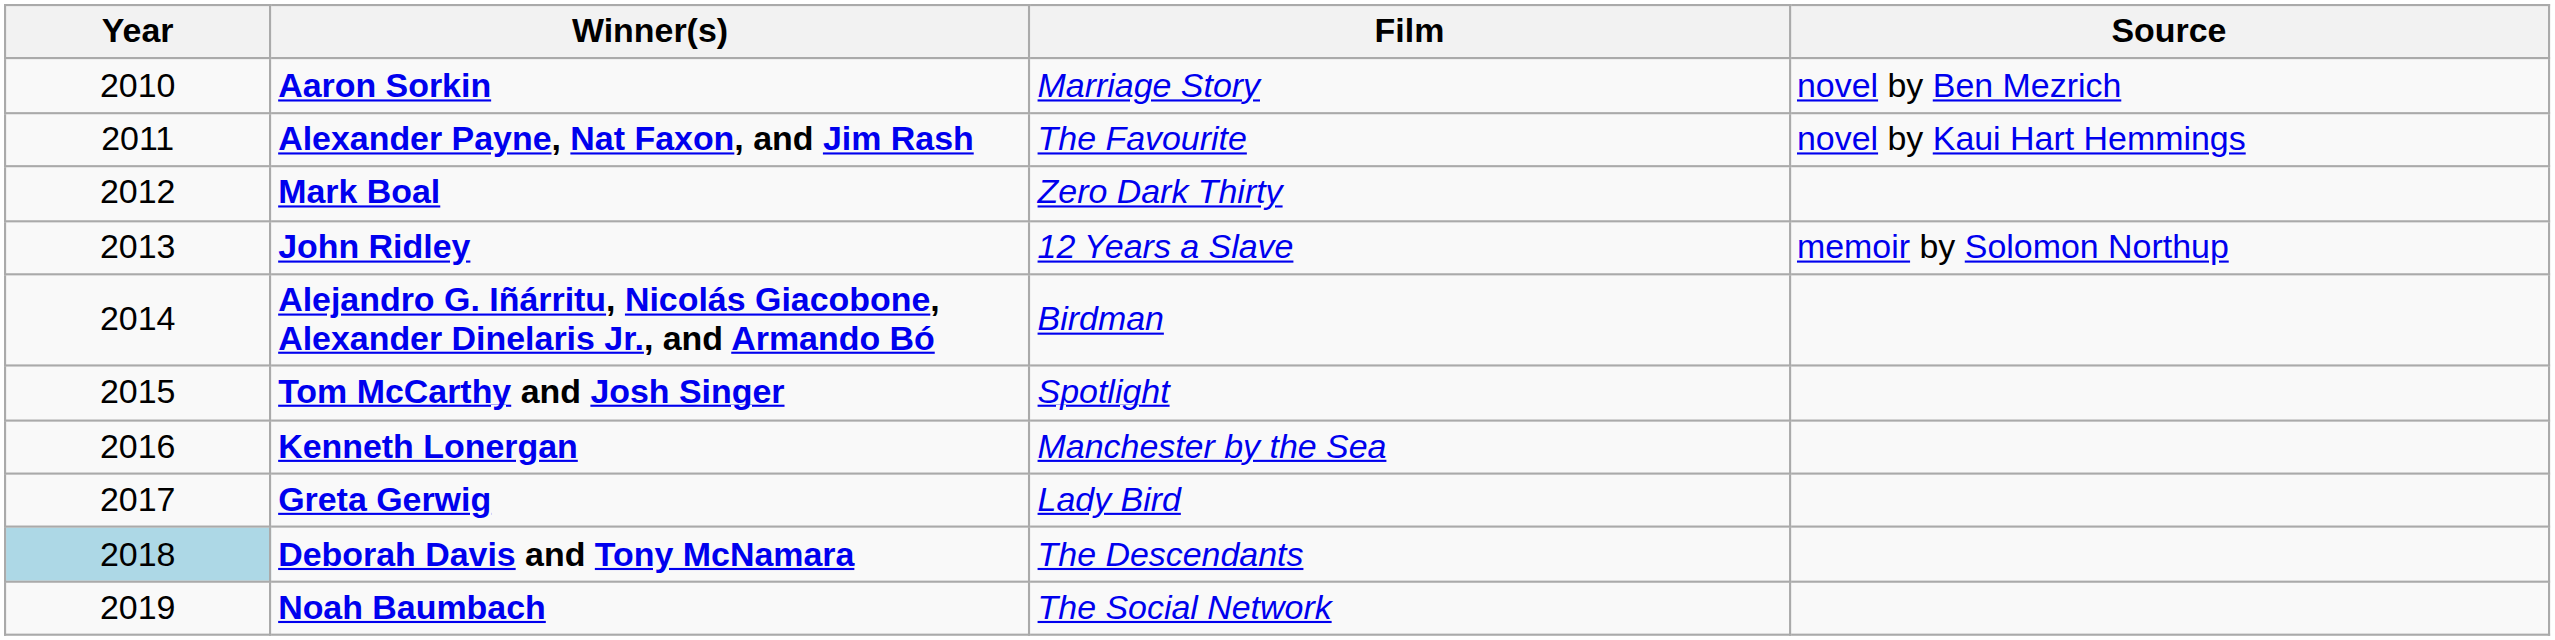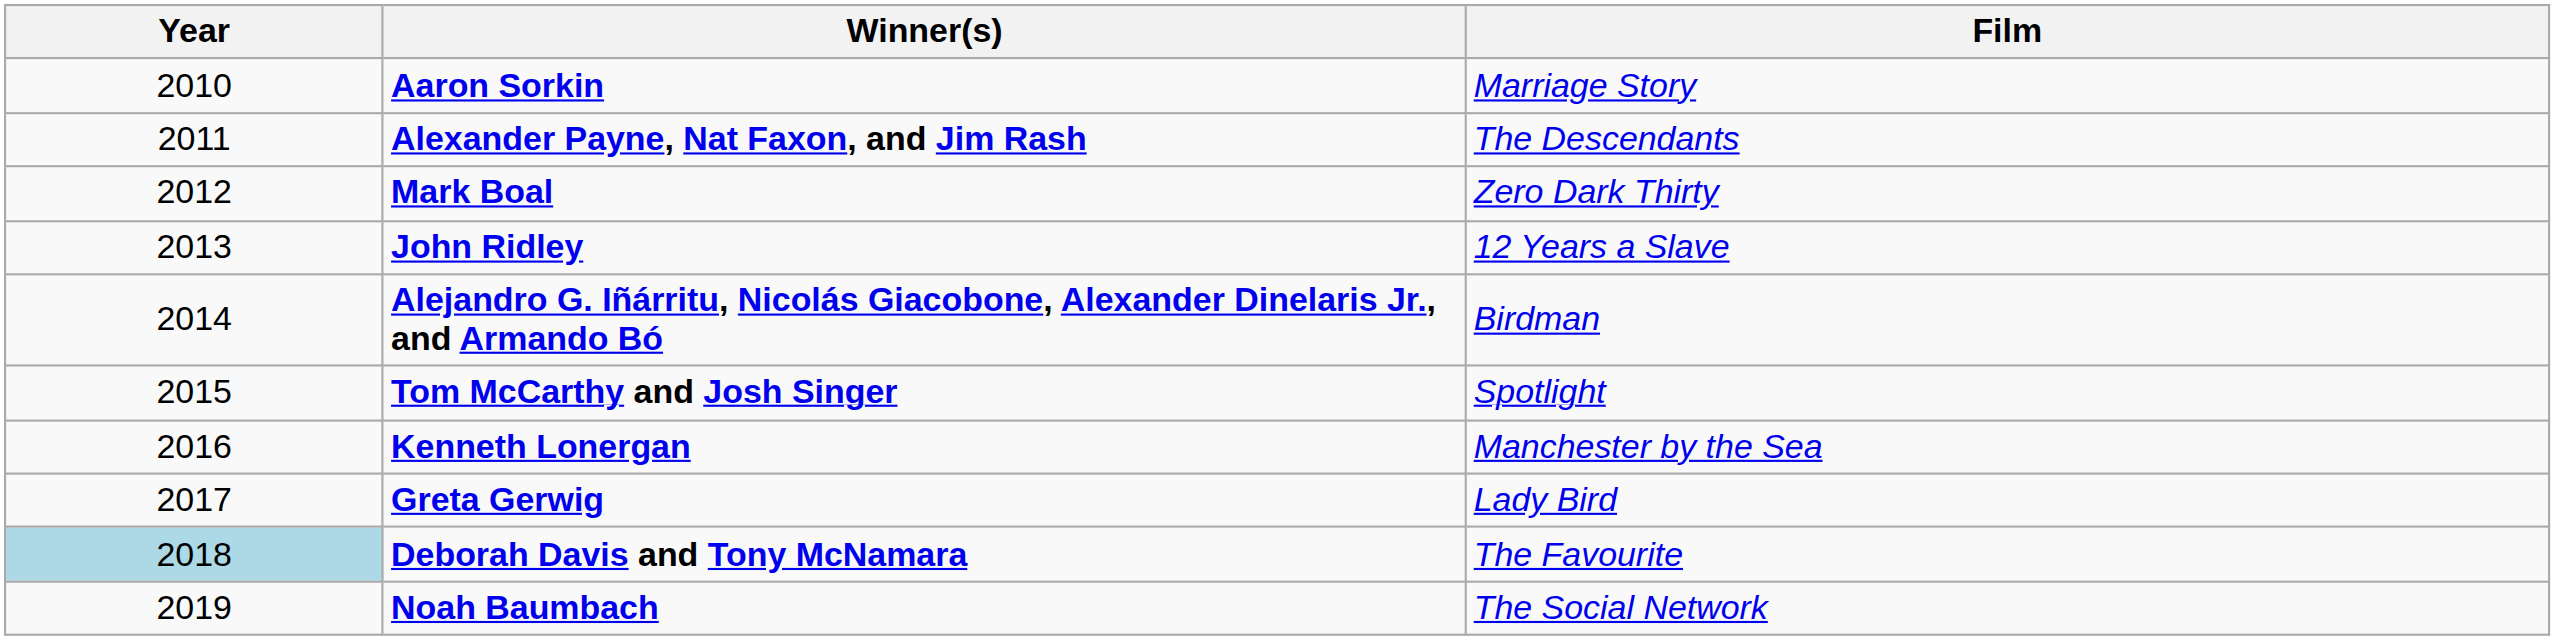- column: (2169, 31)
(1142, 138) The Favourite -> (1607, 138) The Descendants
(1170, 553) The Descendants -> (1578, 553) The Favourite
